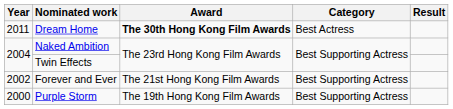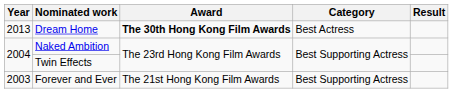(18, 29) 2011 -> (19, 29) 2013
(19, 79) 2002 -> (19, 79) 2003
- row: (66, 96)
